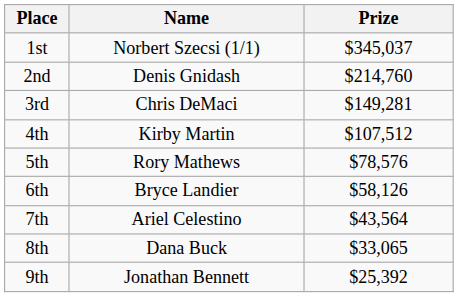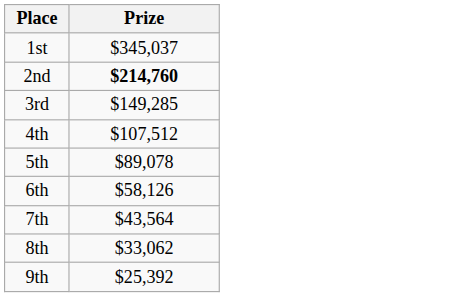- column: (187, 18)
(379, 76) normal -> (144, 76) bold
(379, 104) $149,281 -> (144, 104) $149,285
(379, 162) $78,576 -> (144, 162) $89,078
(379, 248) $33,065 -> (144, 248) $33,062
